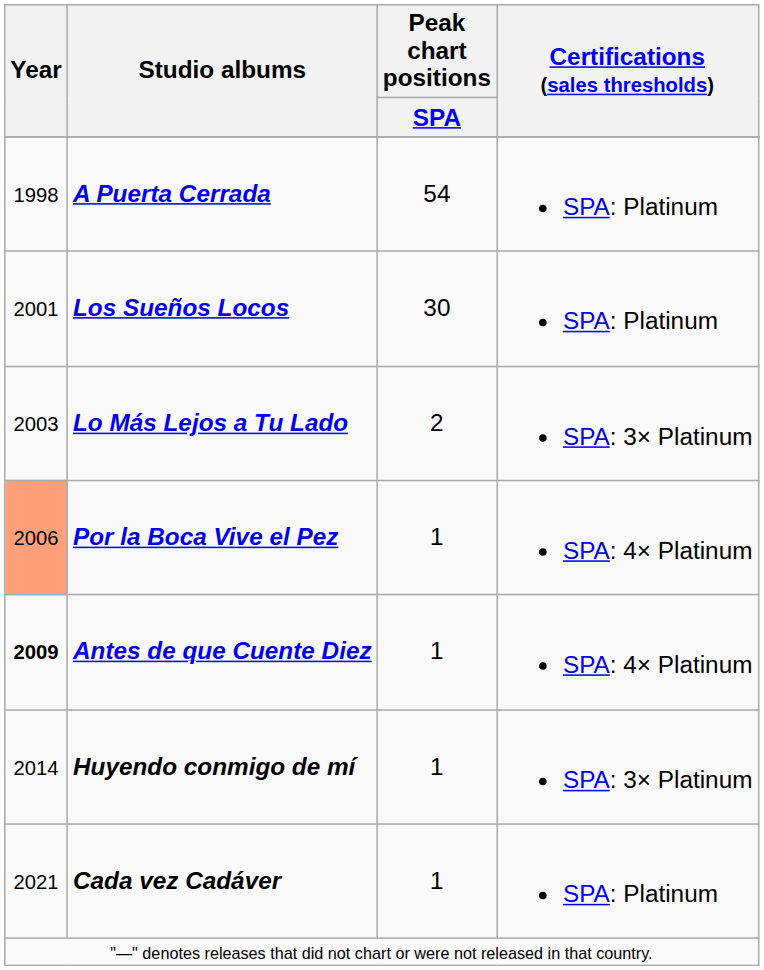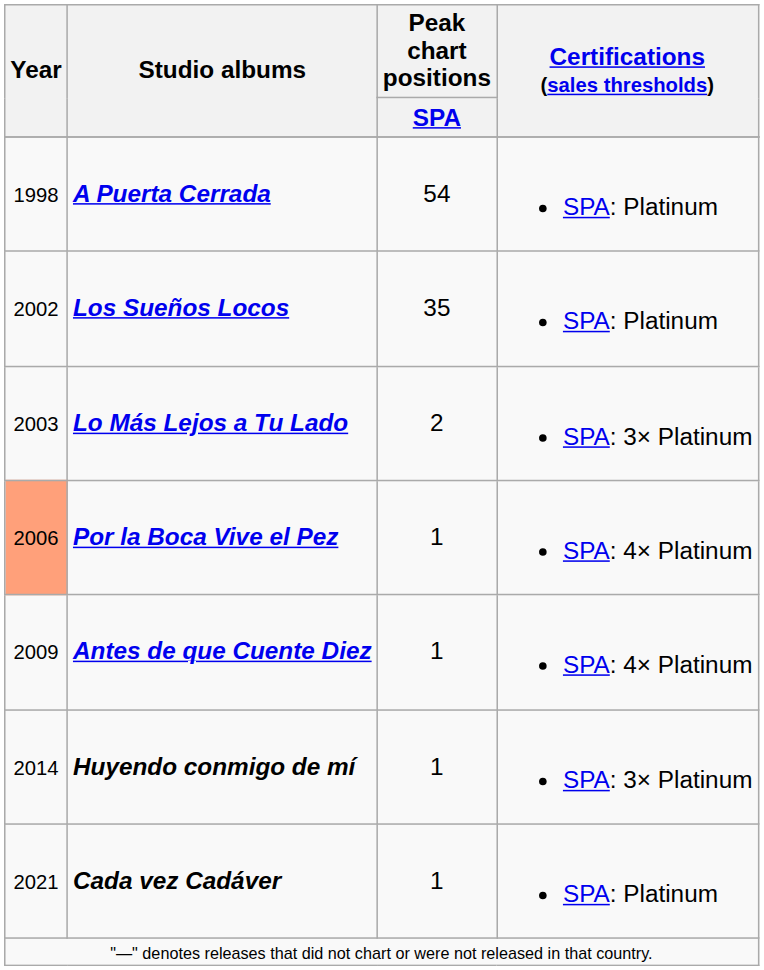(36, 309) 2001 -> (36, 309) 2002
(437, 308) 30 -> (437, 308) 35
(36, 651) bold -> (36, 653) normal
